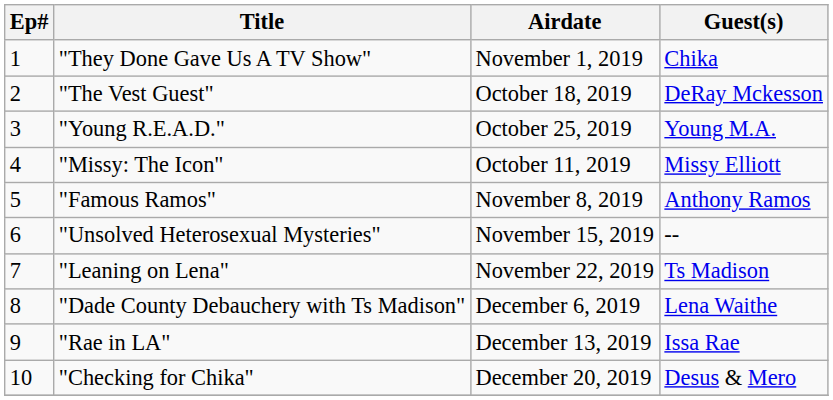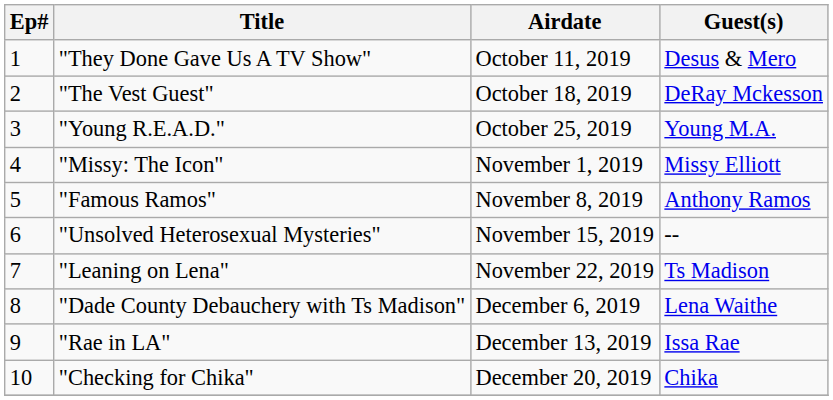(559, 57) November 1, 2019 -> (553, 57) October 11, 2019
(691, 57) Chika -> (730, 57) Desus & Mero
(553, 164) October 11, 2019 -> (559, 164) November 1, 2019
(730, 377) Desus & Mero -> (691, 377) Chika
